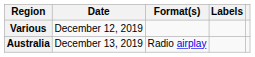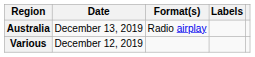rows swapped: (28, 28) <-> (28, 44)
